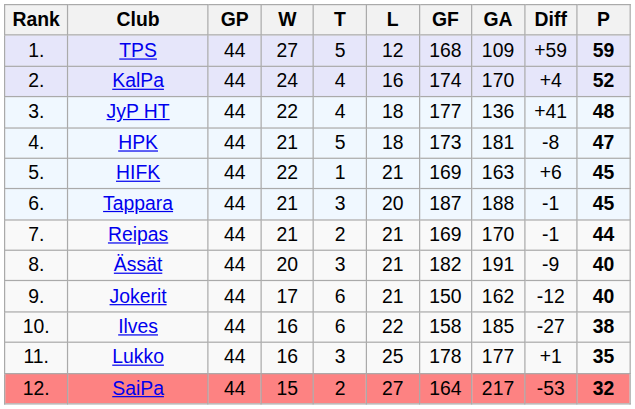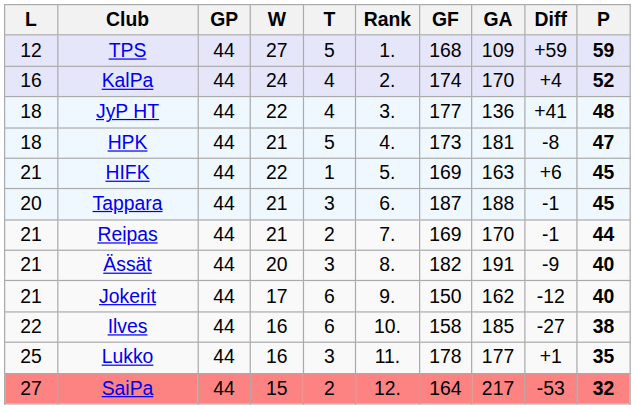columns swapped: (36, 19) <-> (393, 19)
